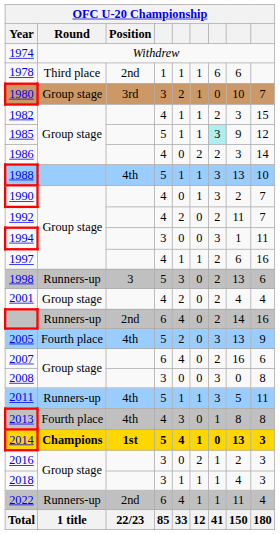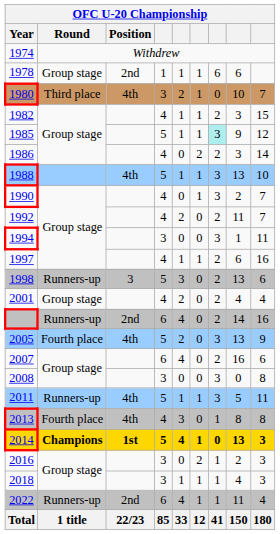(72, 73) Third place -> (72, 73) Group stage
(72, 93) Group stage -> (72, 93) Third place
(130, 93) 3rd -> (130, 93) 4th
